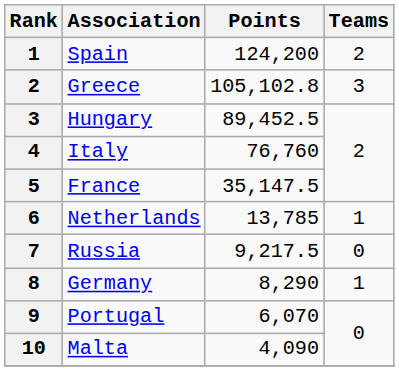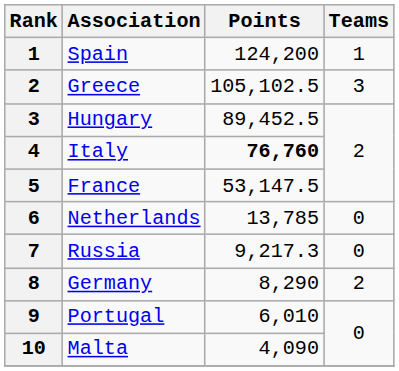(359, 54) 2 -> (359, 54) 1
(265, 87) 105,102.8 -> (265, 87) 105,102.5
(283, 153) normal -> (283, 153) bold
(271, 185) 35,147.5 -> (271, 185) 53,147.5
(359, 218) 1 -> (359, 218) 0
(277, 251) 9,217.5 -> (277, 251) 9,217.3
(359, 284) 1 -> (359, 284) 2
(289, 317) 6,070 -> (289, 317) 6,010
